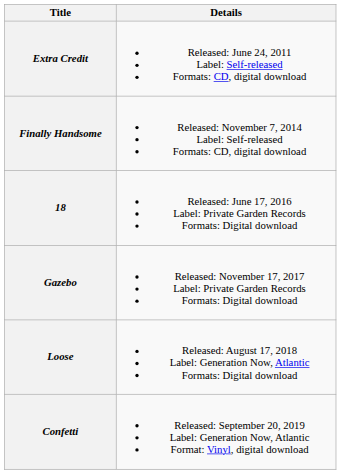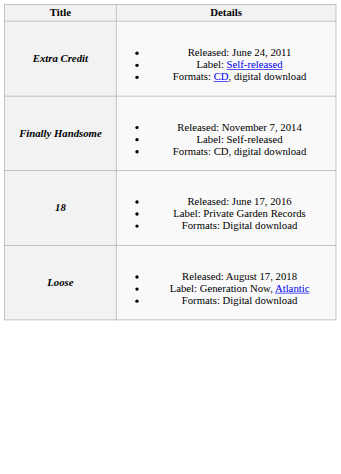- row: (60, 282)
- row: (60, 431)
